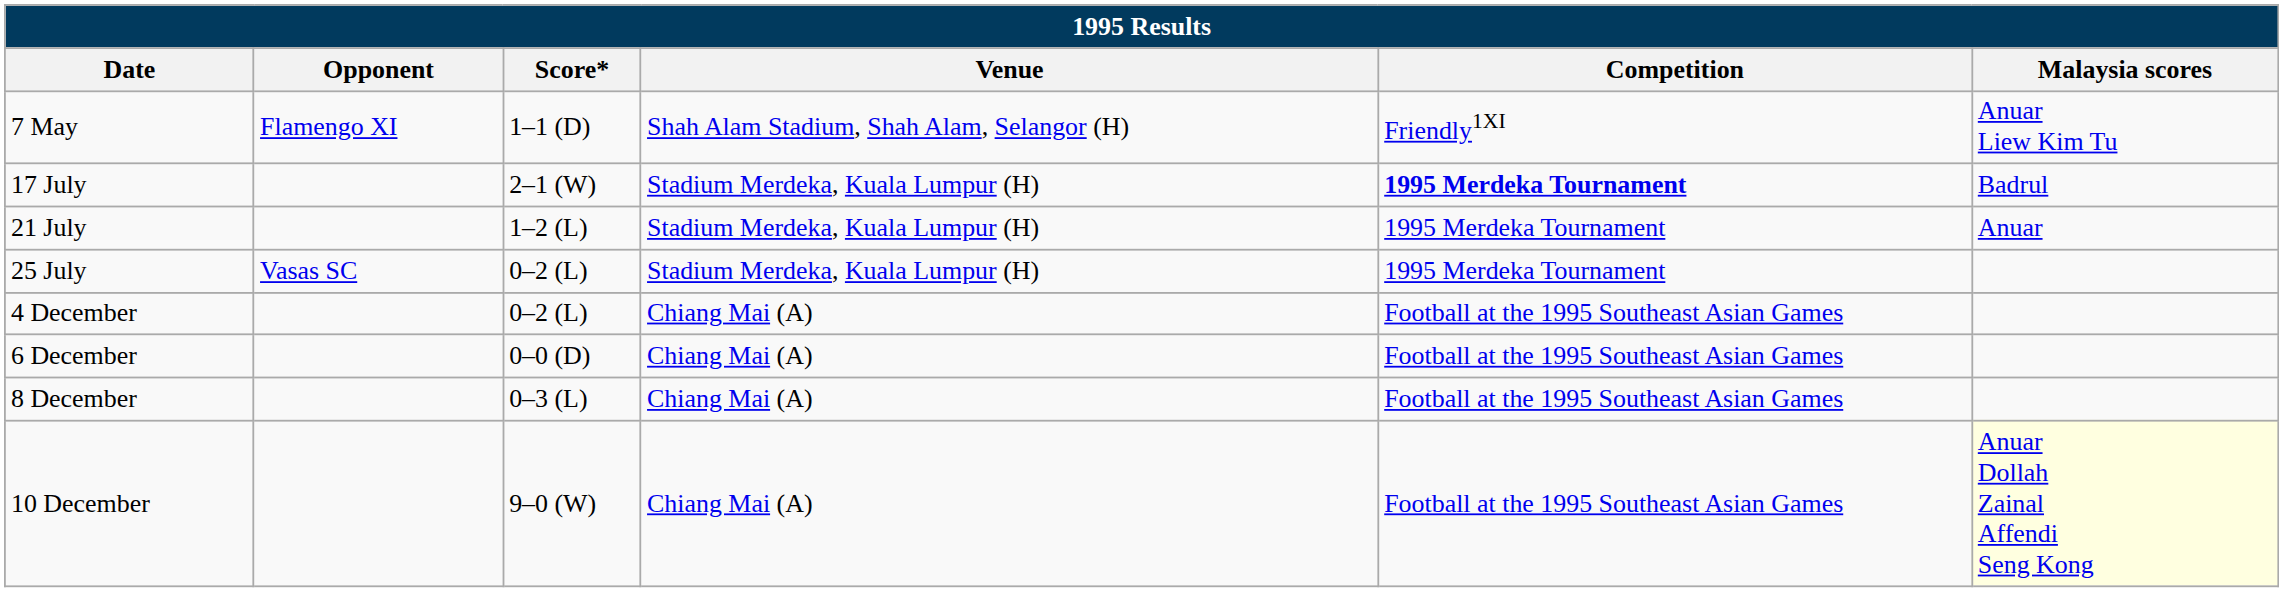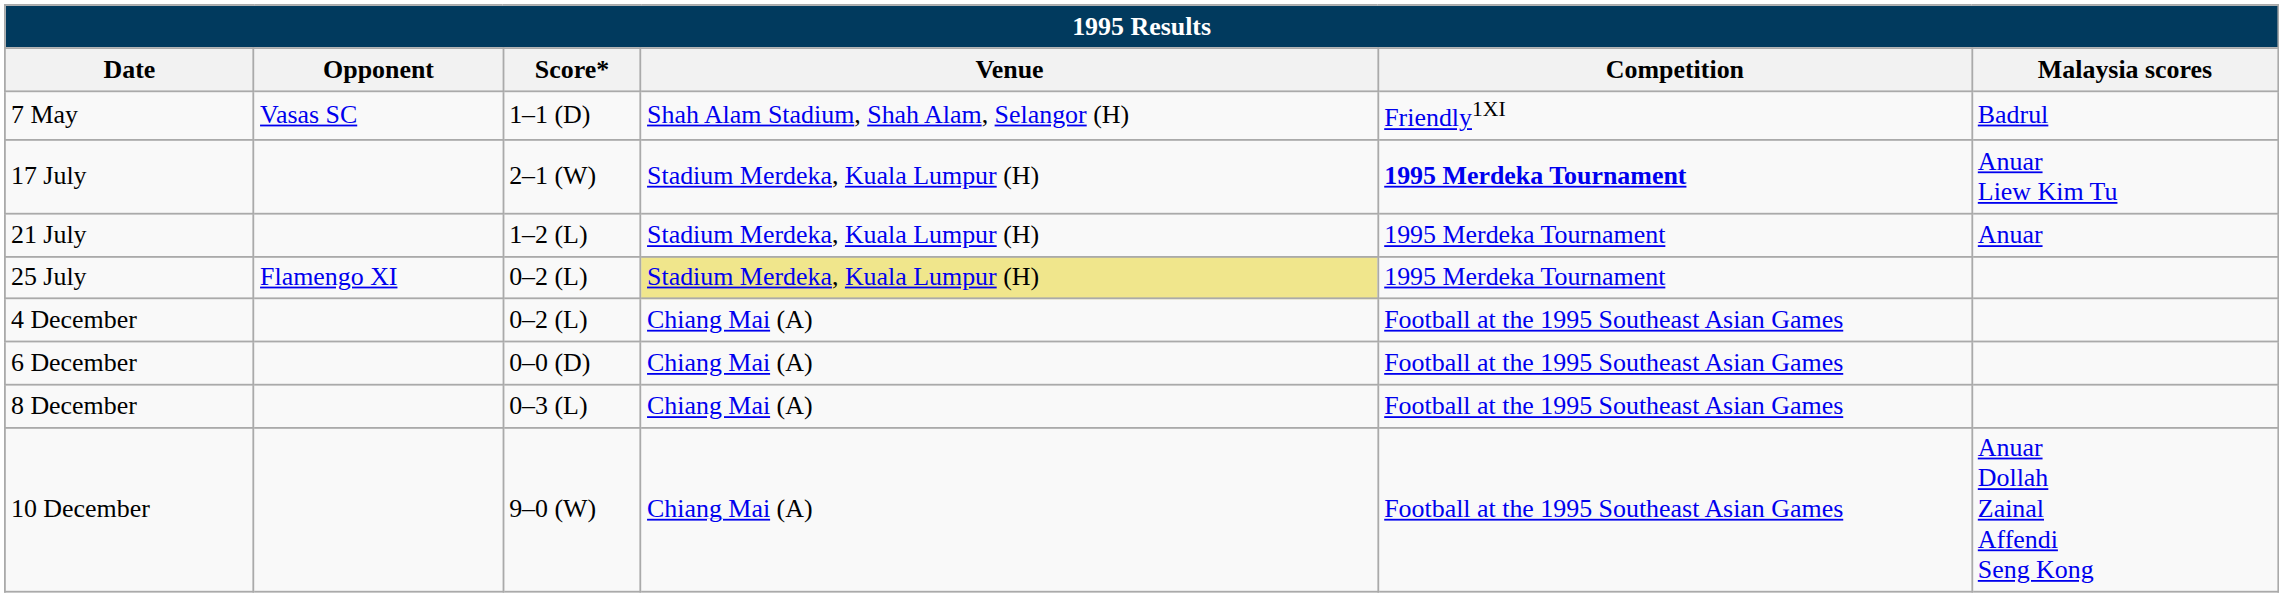(329, 127) Flamengo XI -> (309, 115) Vasas SC
(2048, 127) Anuar Liew Kim Tu -> (2013, 115) Badrul
(2013, 185) Badrul -> (2048, 176) Anuar Liew Kim Tu
(309, 270) Vasas SC -> (329, 277) Flamengo XI
(843, 270) no background -> (843, 277) khaki background
(2036, 502) lightyellow background -> (2036, 509) no background
